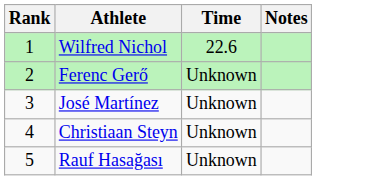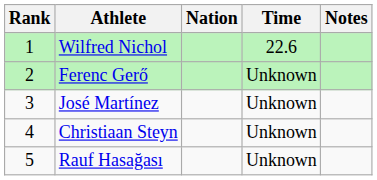+ column: (212, 18)
